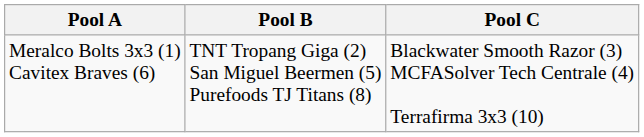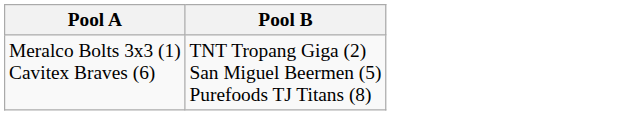- column: (512, 19)
